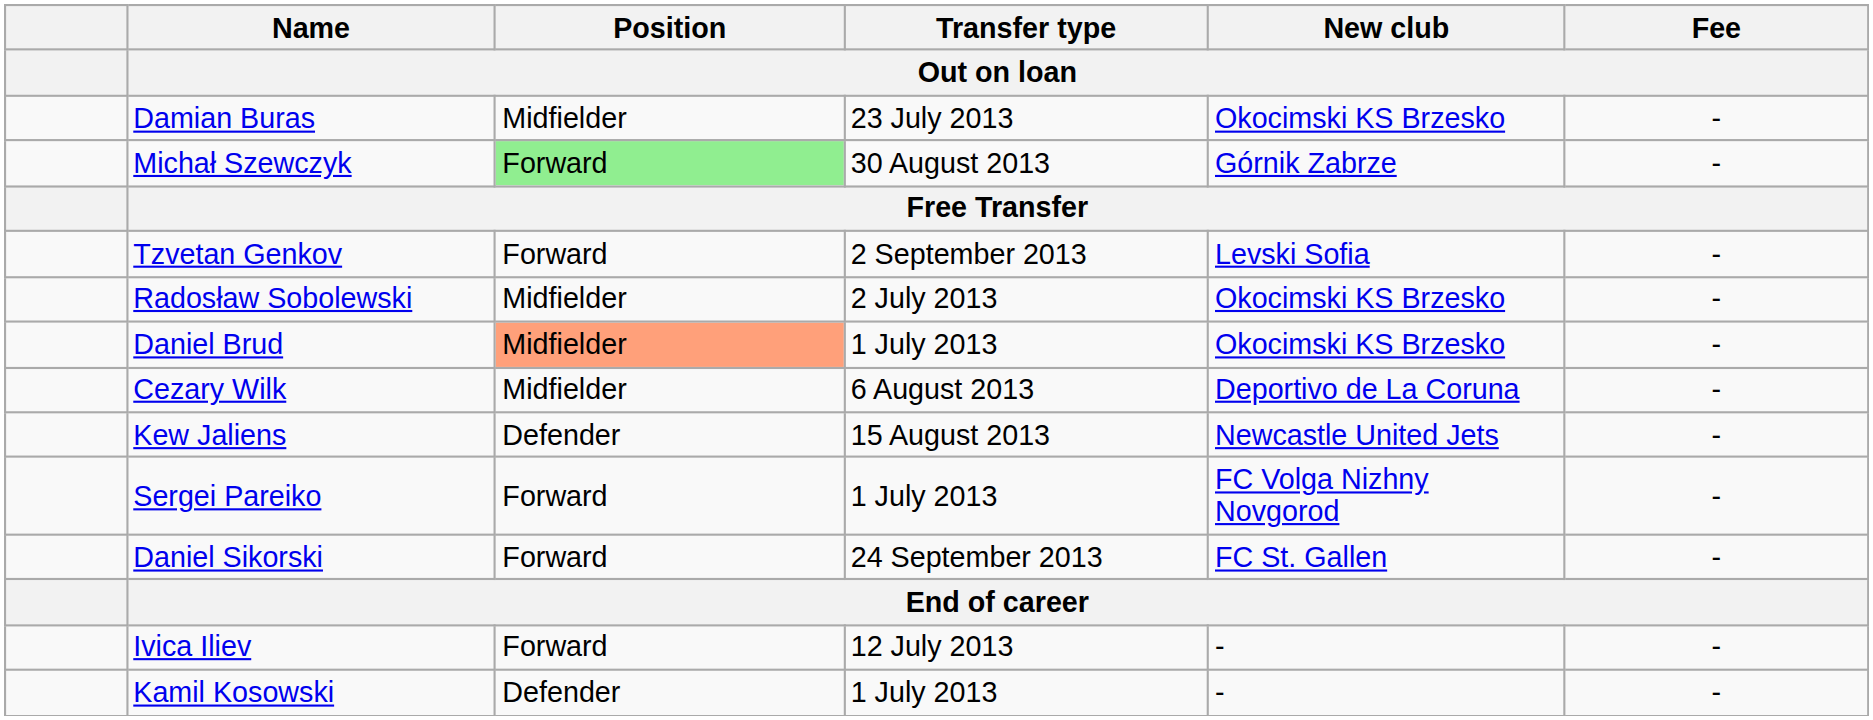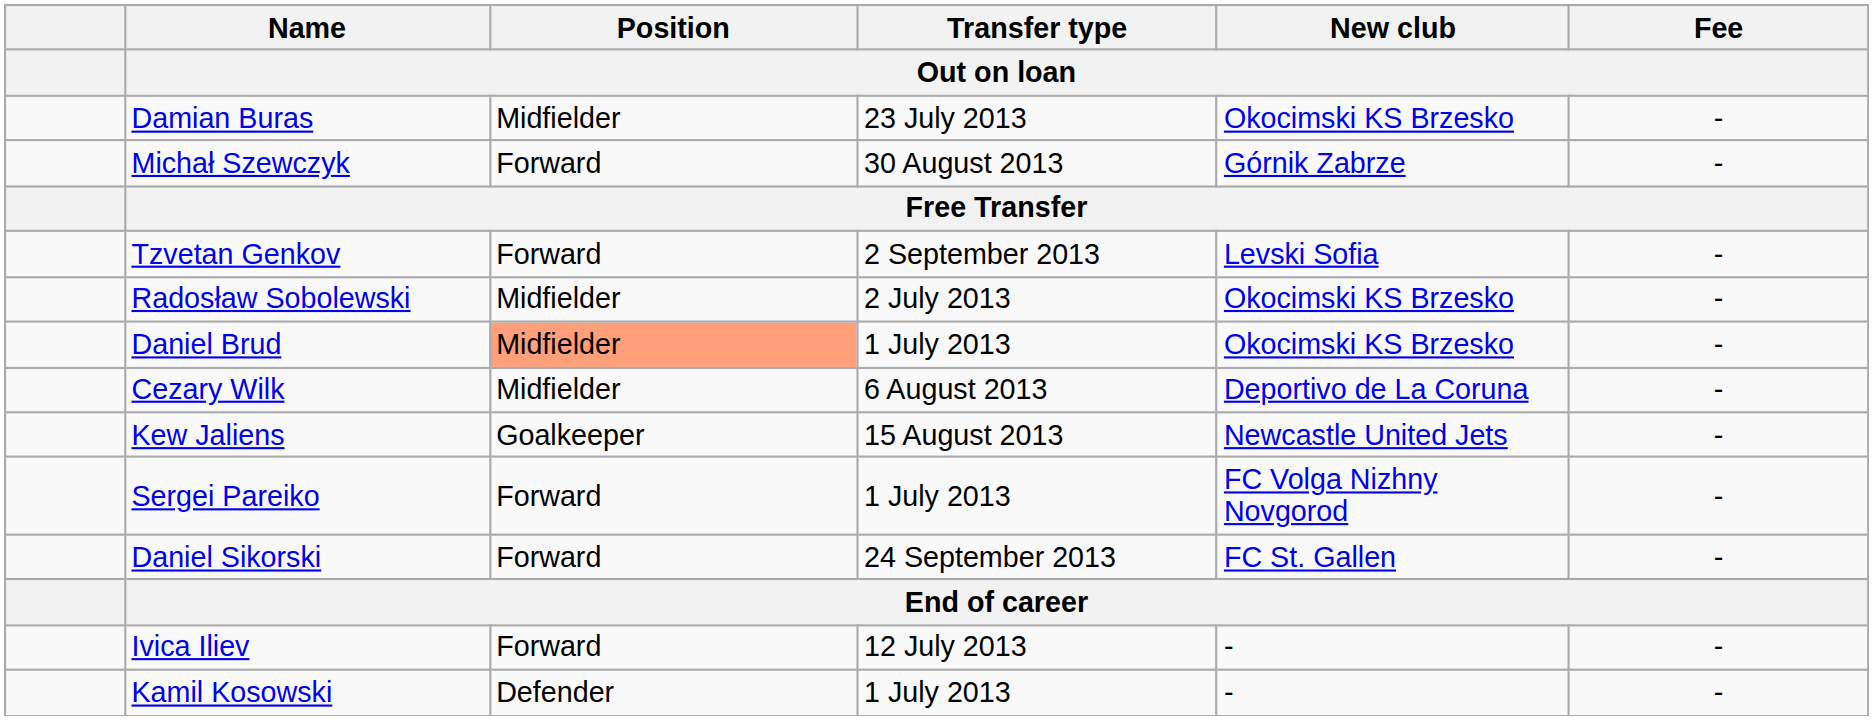(555, 163) lightgreen background -> (549, 163) no background
(561, 434) Defender -> (570, 434) Goalkeeper
